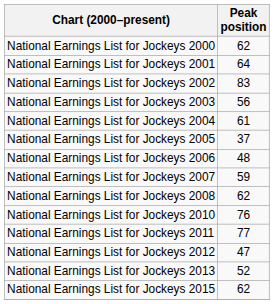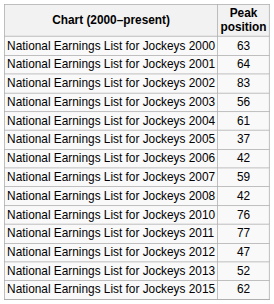(244, 45) 62 -> (244, 45) 63
(244, 158) 48 -> (244, 158) 42
(244, 196) 62 -> (244, 196) 42
